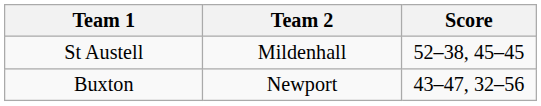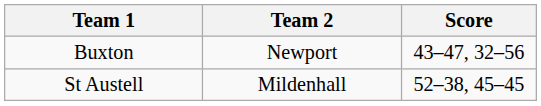rows swapped: (104, 84) <-> (104, 52)
